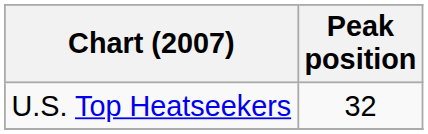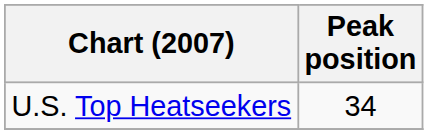(360, 105) 32 -> (360, 105) 34
